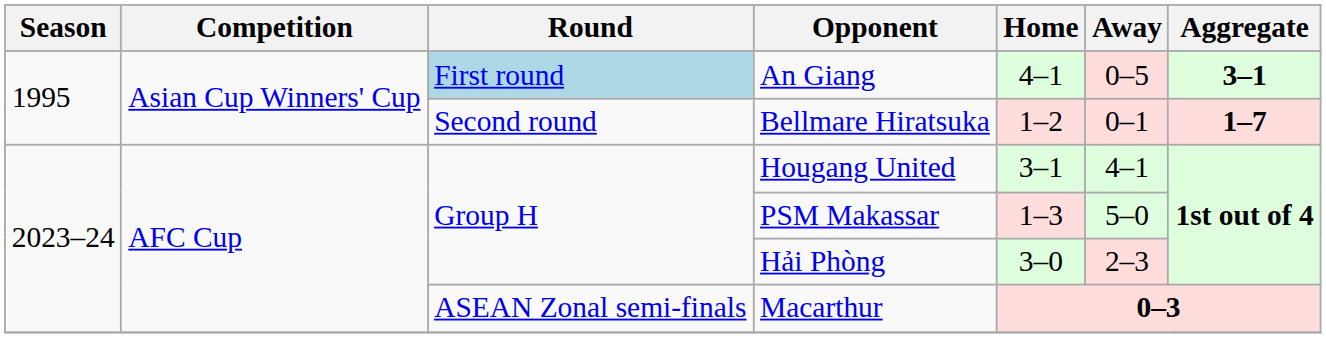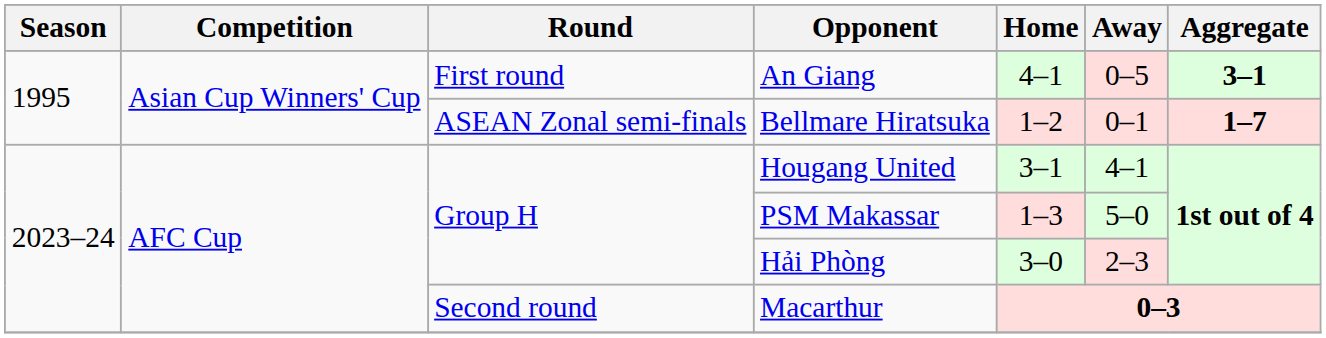(499, 74) lightblue background -> (499, 74) no background
(515, 121) Second round -> (590, 121) ASEAN Zonal semi-finals
(590, 307) ASEAN Zonal semi-finals -> (515, 307) Second round
